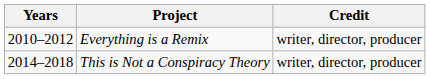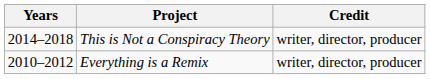rows swapped: (144, 39) <-> (175, 62)
